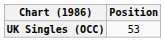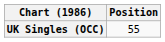(134, 29) 53 -> (134, 29) 55
